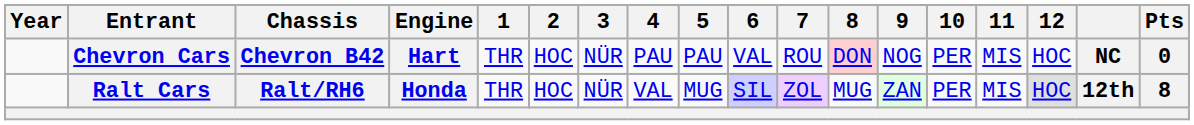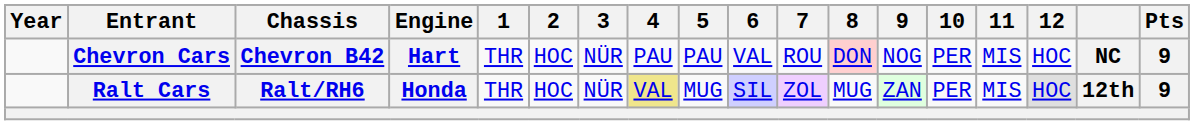(1164, 56) 0 -> (1164, 56) 9
(653, 91) no background -> (653, 91) khaki background
(1164, 91) 8 -> (1164, 91) 9
